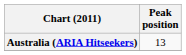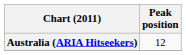(160, 42) 13 -> (160, 42) 12
